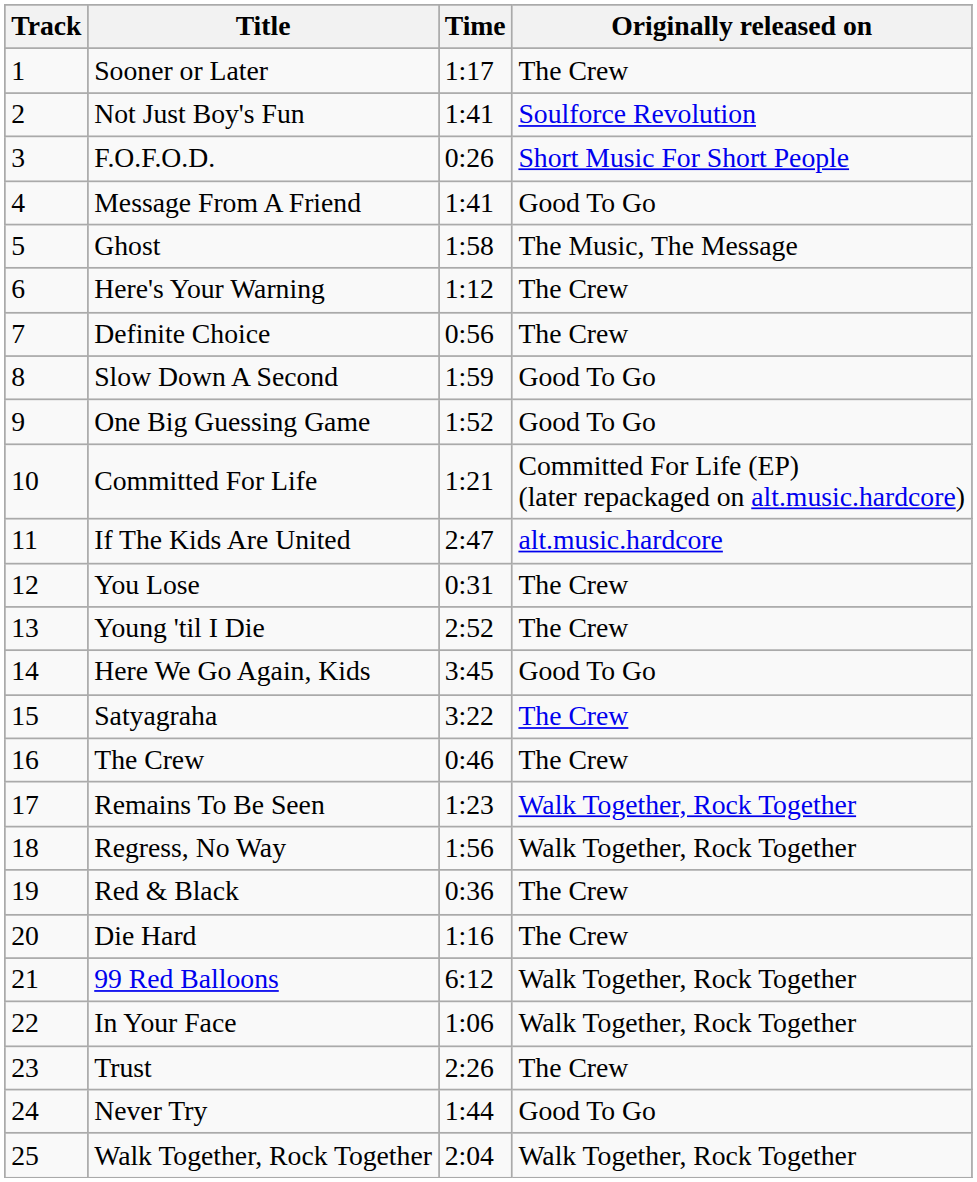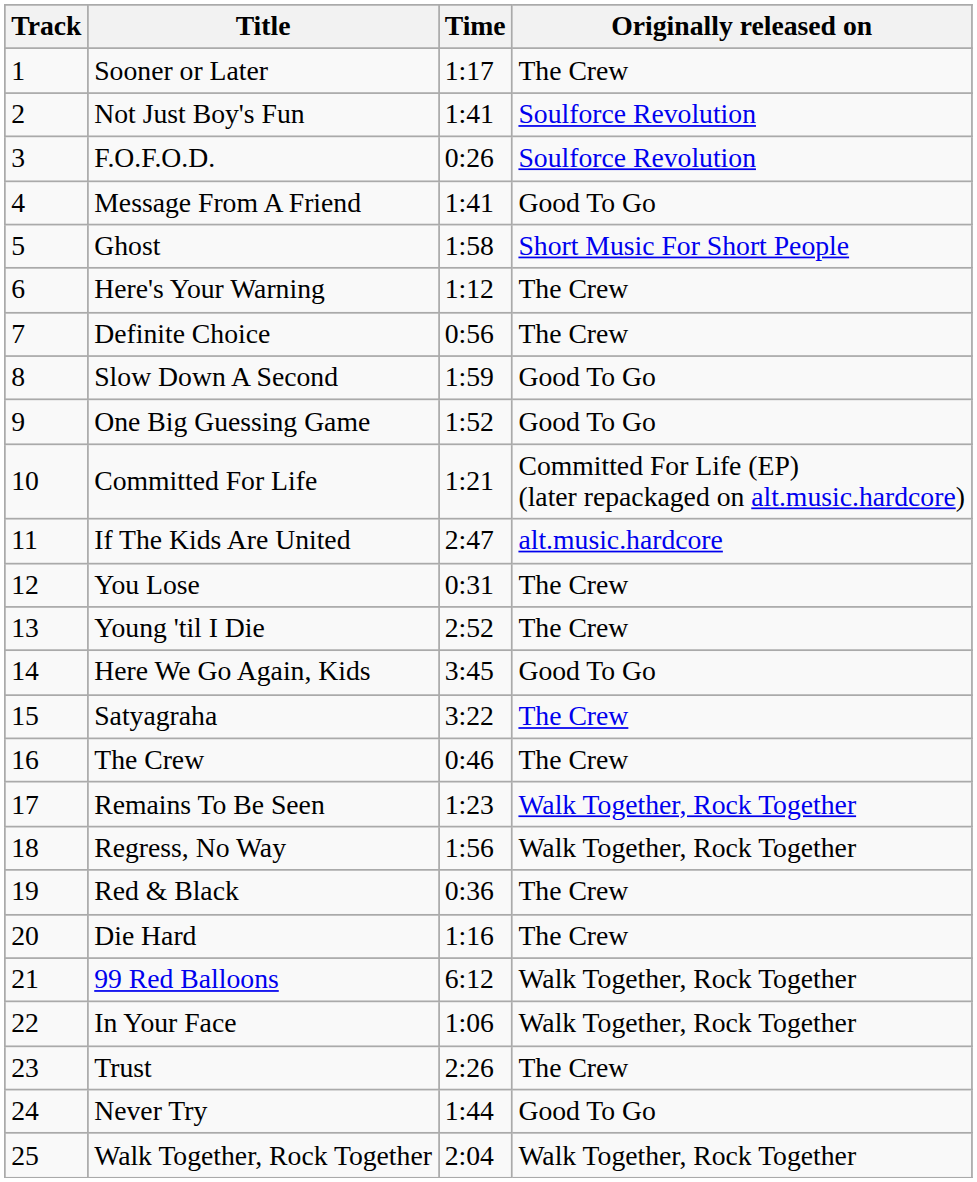(684, 158) Short Music For Short People -> (637, 158) Soulforce Revolution
(658, 245) The Music, The Message -> (684, 245) Short Music For Short People
